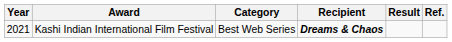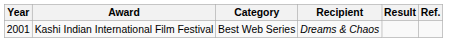(18, 29) 2021 -> (18, 29) 2001
(342, 29) bold -> (340, 29) normal
